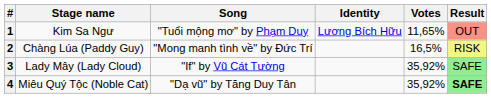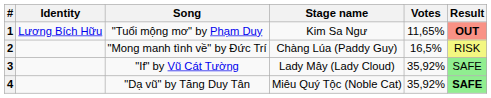columns swapped: (83, 13) <-> (360, 13)
(467, 31) normal -> (467, 31) bold
